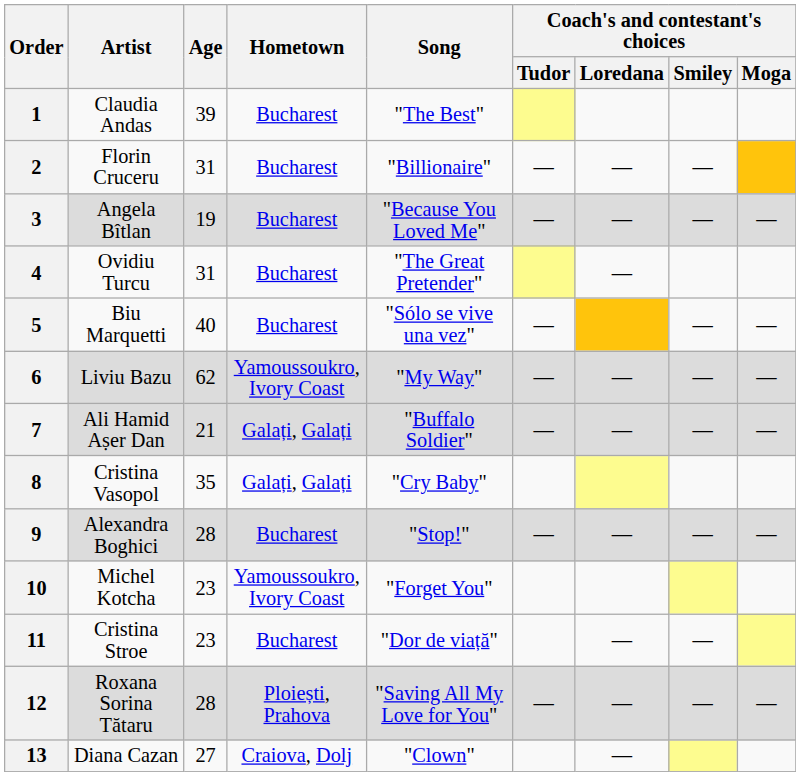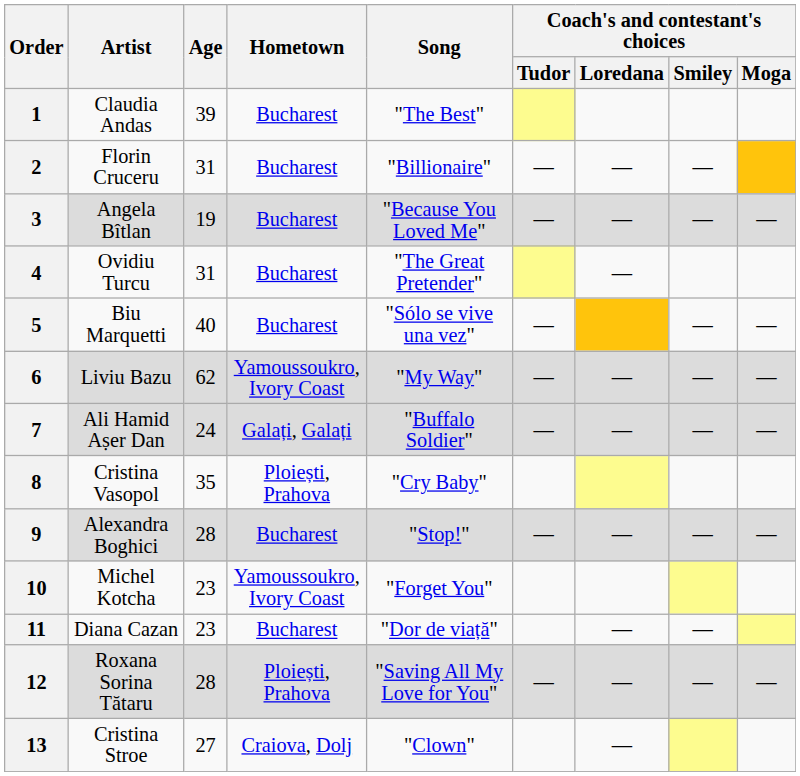(206, 430) 21 -> (206, 430) 24
(297, 482) Galați, Galați -> (297, 482) Ploiești, Prahova
(126, 640) Cristina Stroe -> (126, 629) Diana Cazan
(126, 756) Diana Cazan -> (126, 745) Cristina Stroe
